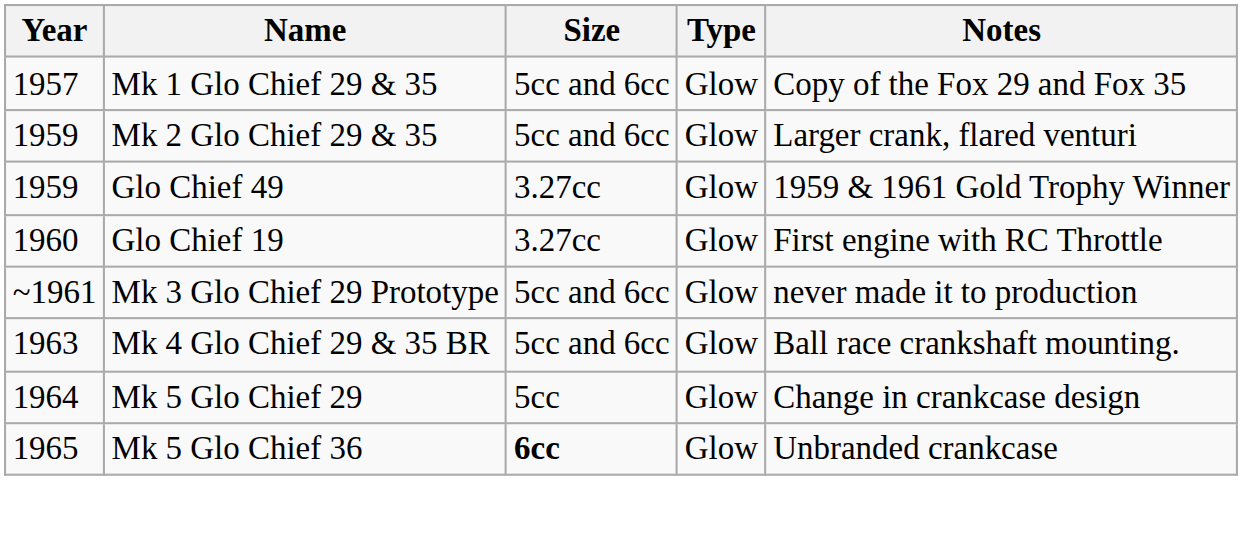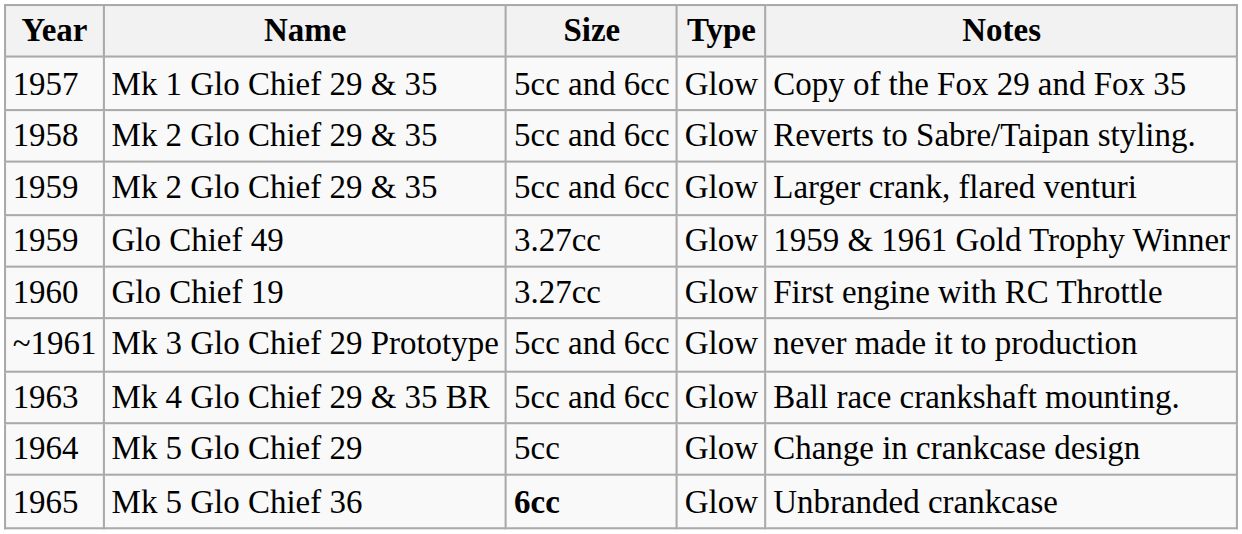+ row: (46, 135)
